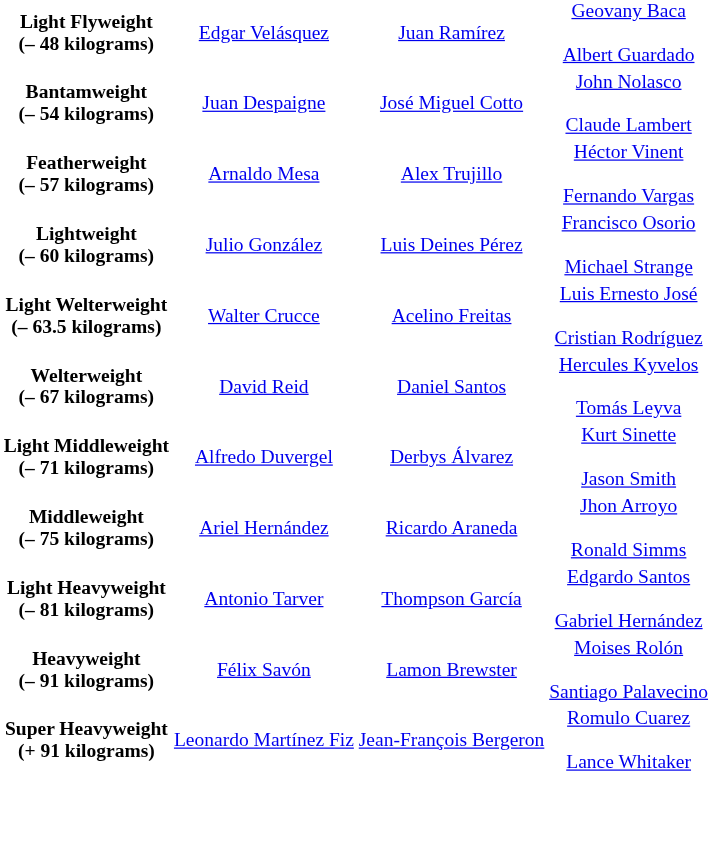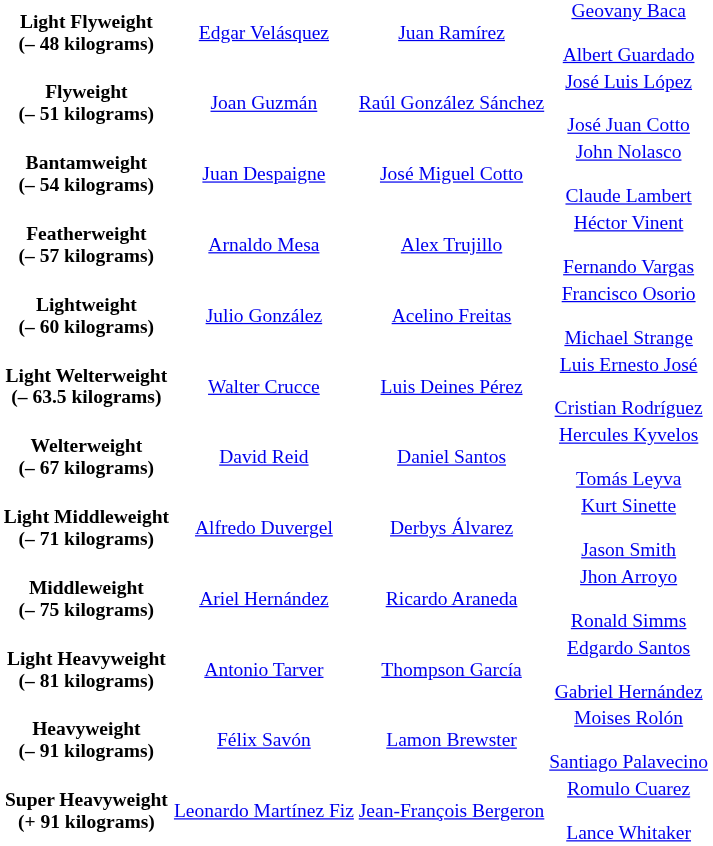+ row: (86, 103)
(452, 244) Luis Deines Pérez -> (452, 315) Acelino Freitas
(452, 315) Acelino Freitas -> (452, 386) Luis Deines Pérez
